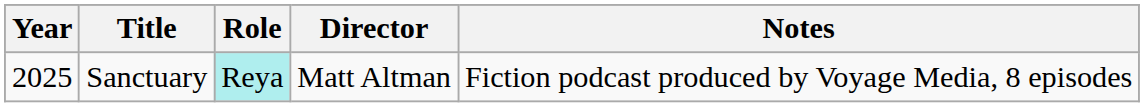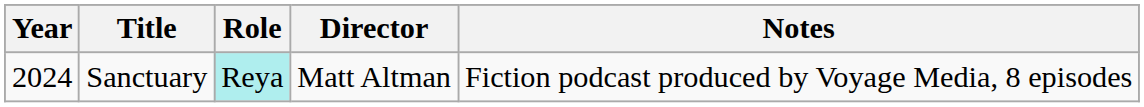(42, 76) 2025 -> (42, 76) 2024
